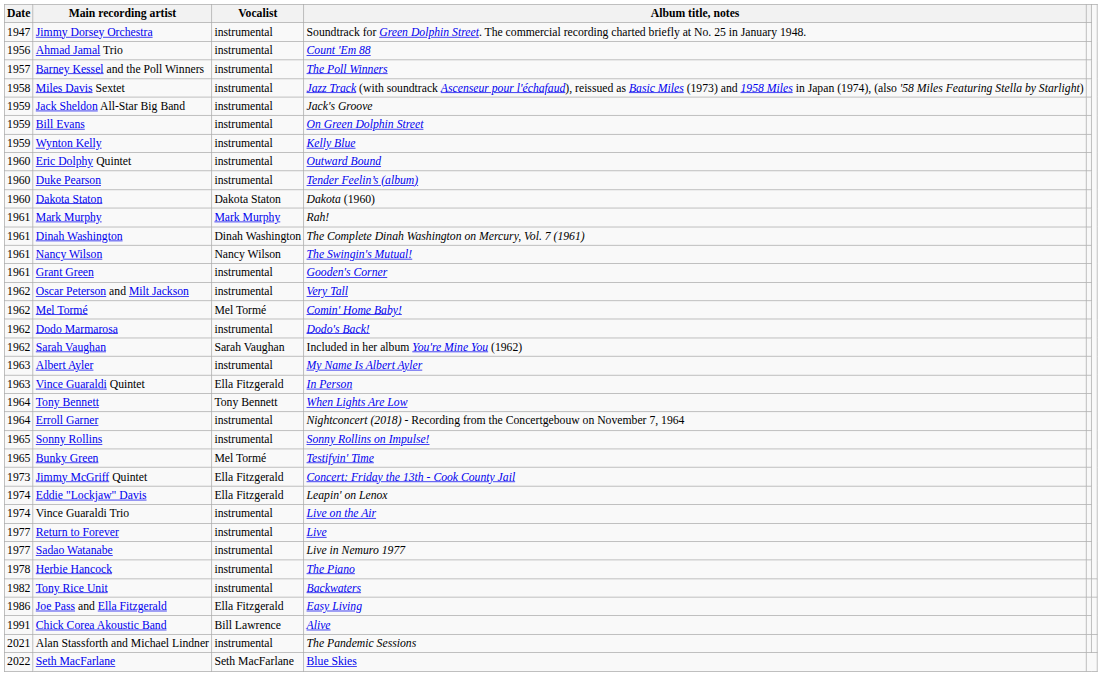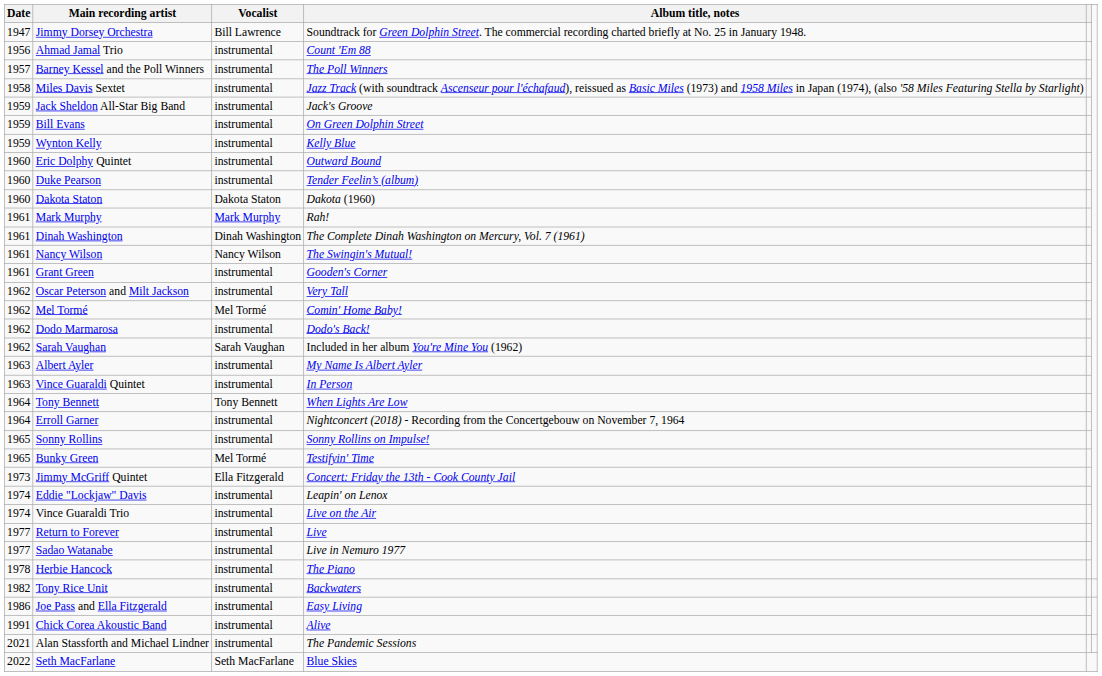(244, 32) instrumental -> (248, 32) Bill Lawrence
(249, 384) Ella Fitzgerald -> (244, 384) instrumental
(249, 495) Ella Fitzgerald -> (244, 495) instrumental
(249, 606) Ella Fitzgerald -> (244, 606) instrumental
(248, 625) Bill Lawrence -> (244, 625) instrumental
